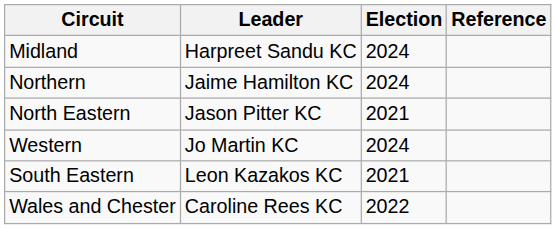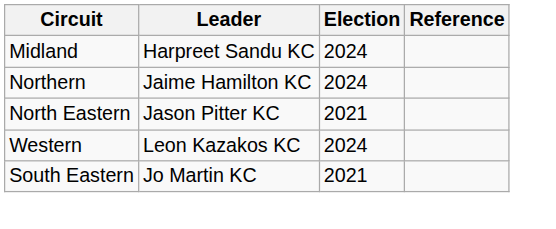(242, 144) Jo Martin KC -> (222, 144) Leon Kazakos KC
(264, 176) Leon Kazakos KC -> (200, 176) Jo Martin KC
- row: (92, 207)
